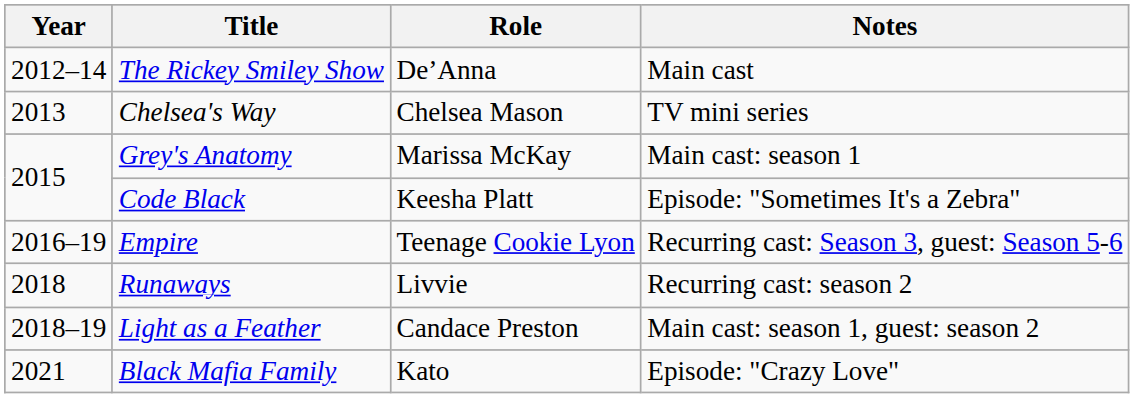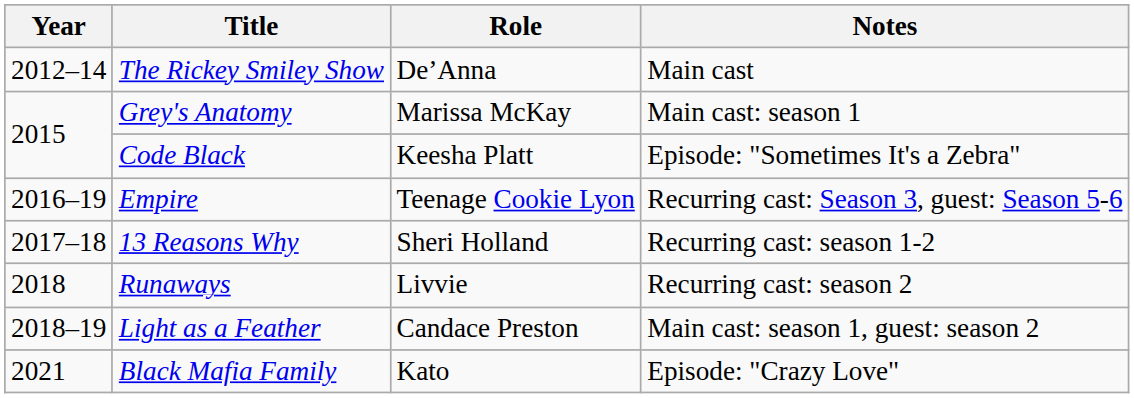- row: (197, 112)
+ row: (209, 241)
